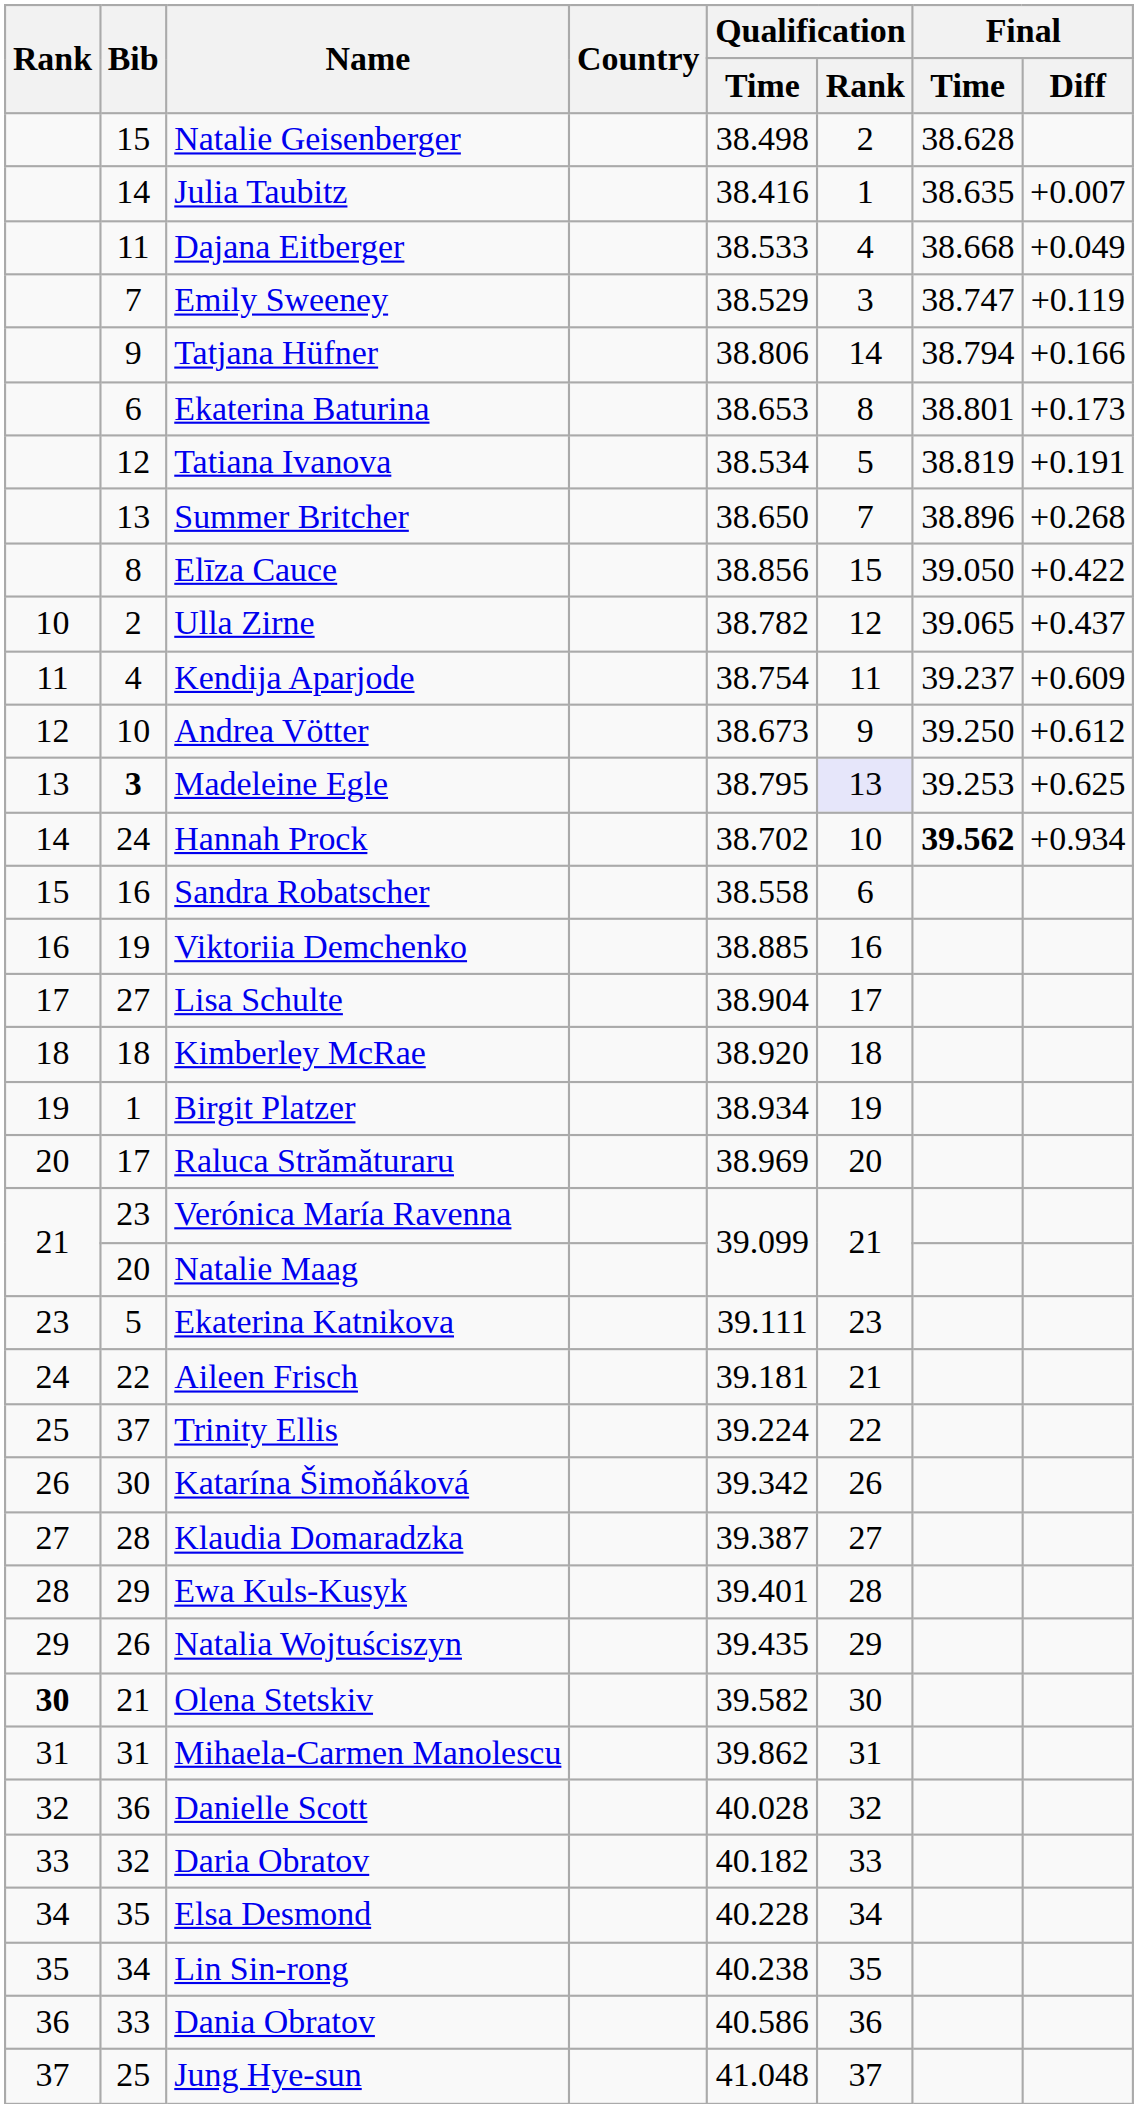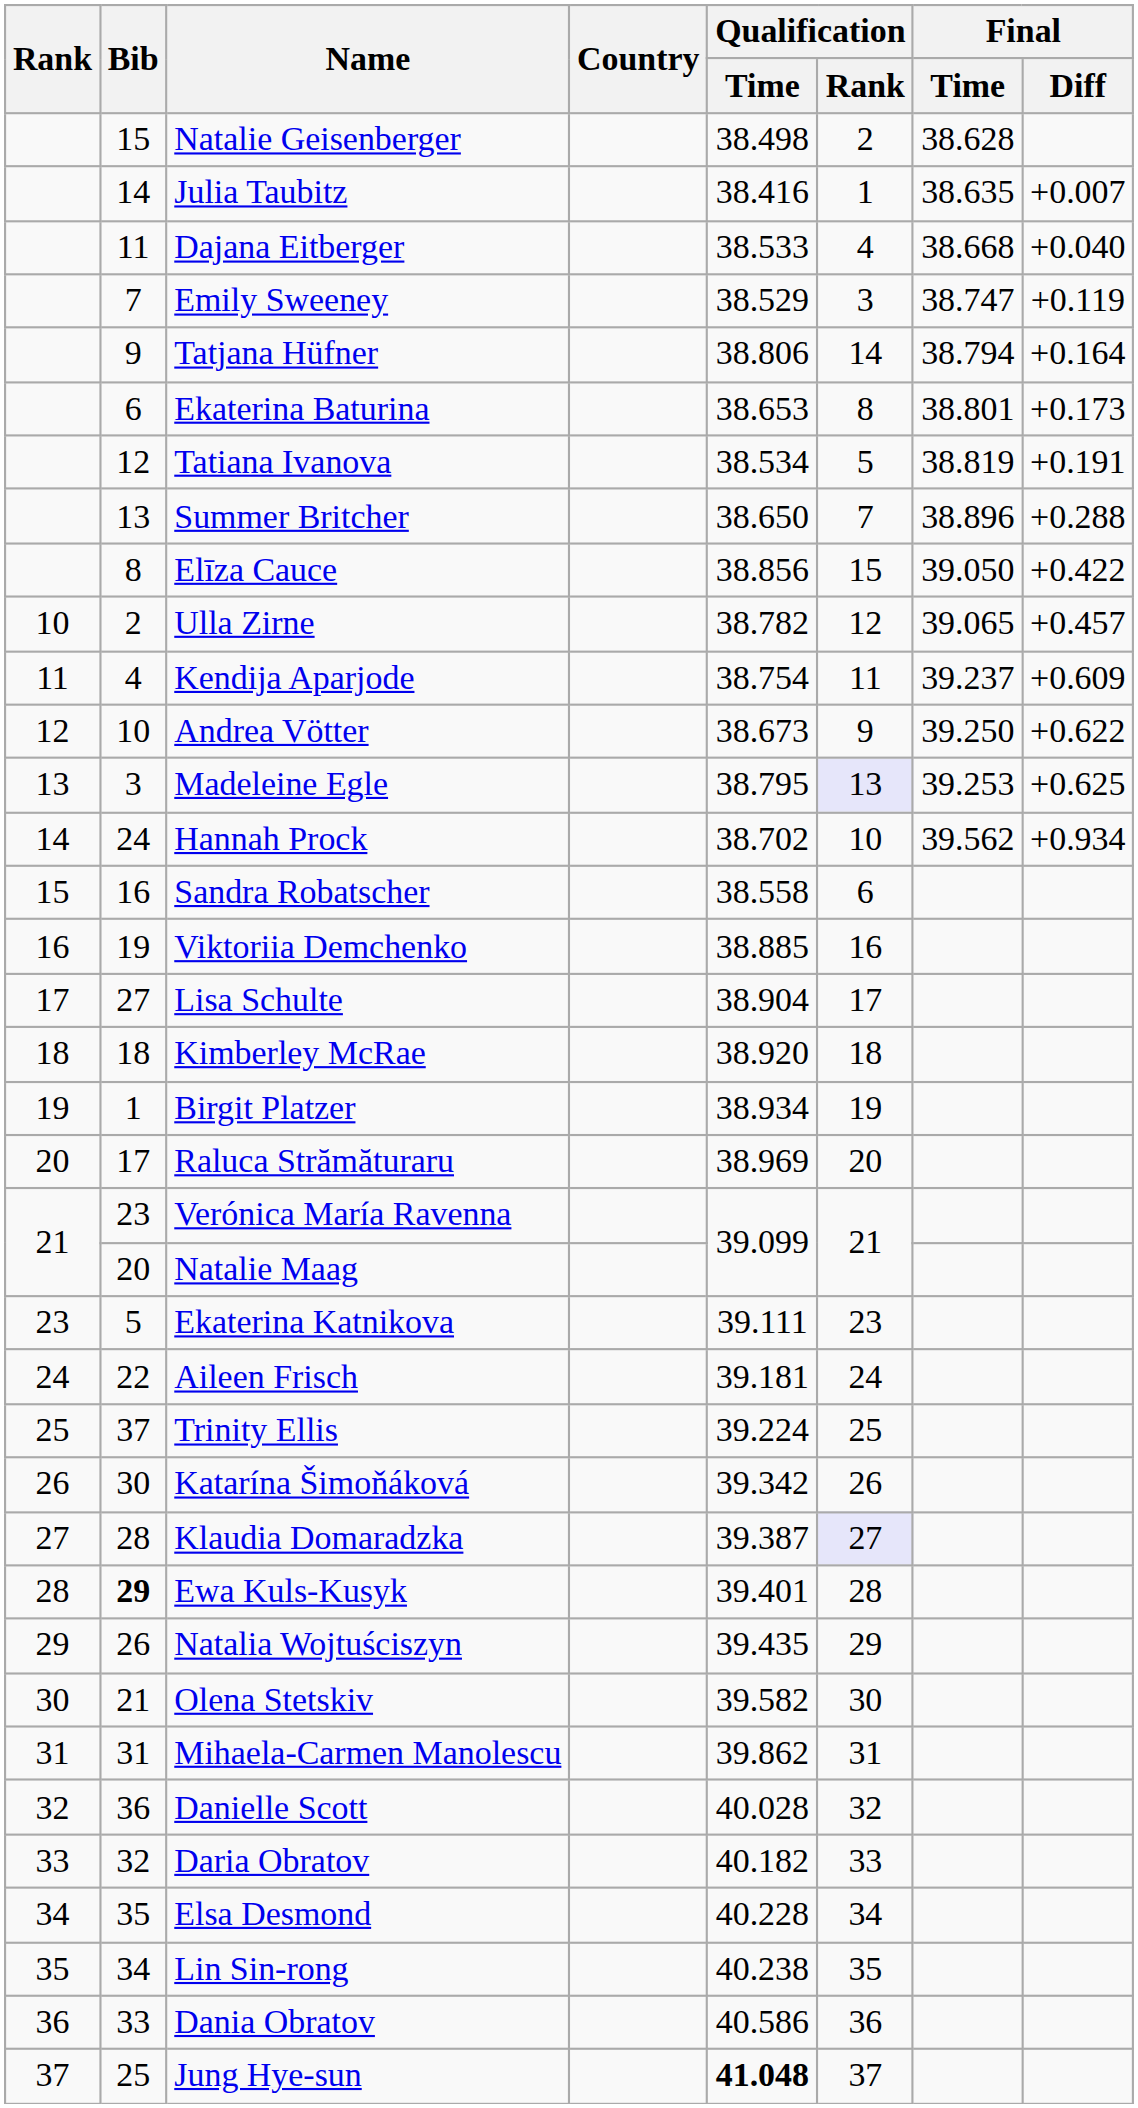(1078, 246) +0.049 -> (1078, 246) +0.040
(1078, 354) +0.166 -> (1078, 354) +0.164
(1078, 515) +0.268 -> (1078, 515) +0.288
(1078, 623) +0.437 -> (1078, 623) +0.457
(1078, 730) +0.612 -> (1078, 730) +0.622
(133, 784) bold -> (133, 784) normal
(968, 838) bold -> (968, 838) normal
(865, 1376) 21 -> (865, 1376) 24
(865, 1430) 22 -> (865, 1430) 25
(865, 1537) no background -> (865, 1537) lavender background
(133, 1591) normal -> (133, 1591) bold
(52, 1699) bold -> (52, 1699) normal
(762, 2075) normal -> (762, 2075) bold
